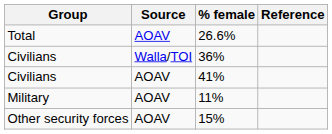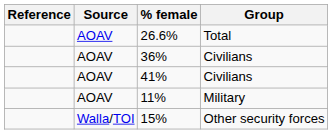columns swapped: (68, 14) <-> (293, 14)
(163, 56) Walla/TOI -> (95, 56) AOAV
(152, 118) AOAV -> (106, 118) Walla/TOI
